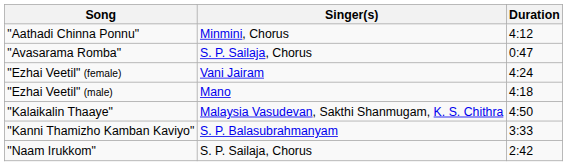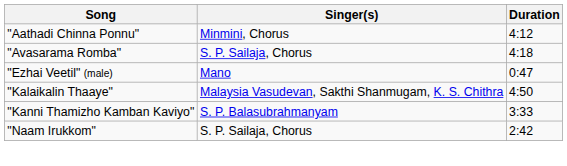(521, 53) 0:47 -> (521, 53) 4:18
- row: (64, 73)
(521, 92) 4:18 -> (521, 73) 0:47
